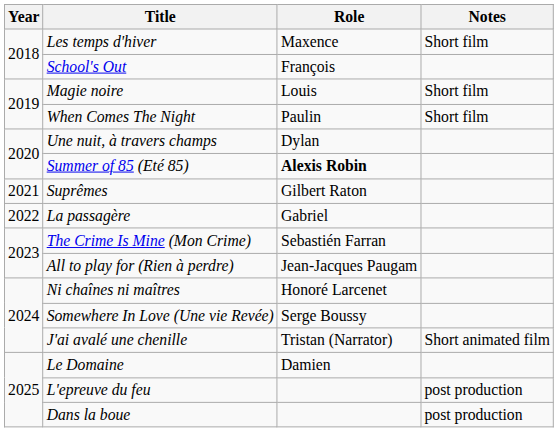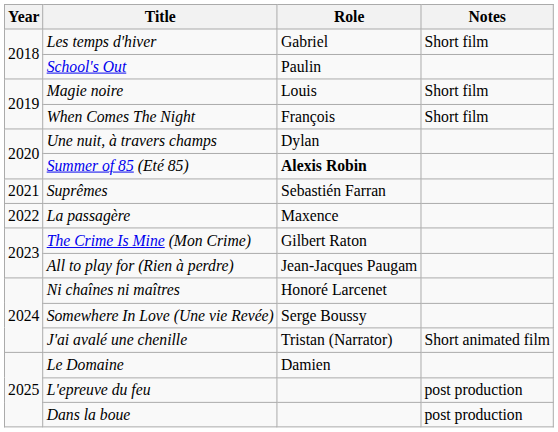(310, 41) Maxence -> (305, 41) Gabriel
(308, 66) François -> (301, 66) Paulin
(301, 116) Paulin -> (308, 116) François
(324, 191) Gilbert Raton -> (333, 191) Sebastién Farran
(305, 215) Gabriel -> (310, 215) Maxence
(333, 240) Sebastién Farran -> (324, 240) Gilbert Raton
